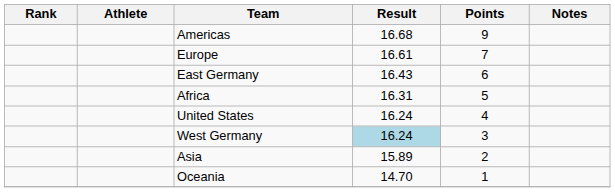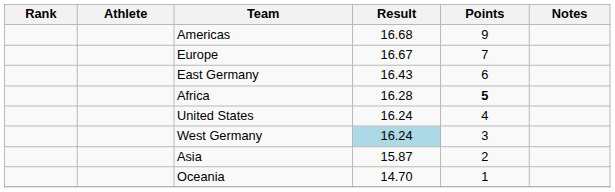(397, 55) 16.61 -> (397, 55) 16.67
(397, 95) 16.31 -> (397, 95) 16.28
(485, 95) normal -> (485, 95) bold
(397, 156) 15.89 -> (397, 156) 15.87
